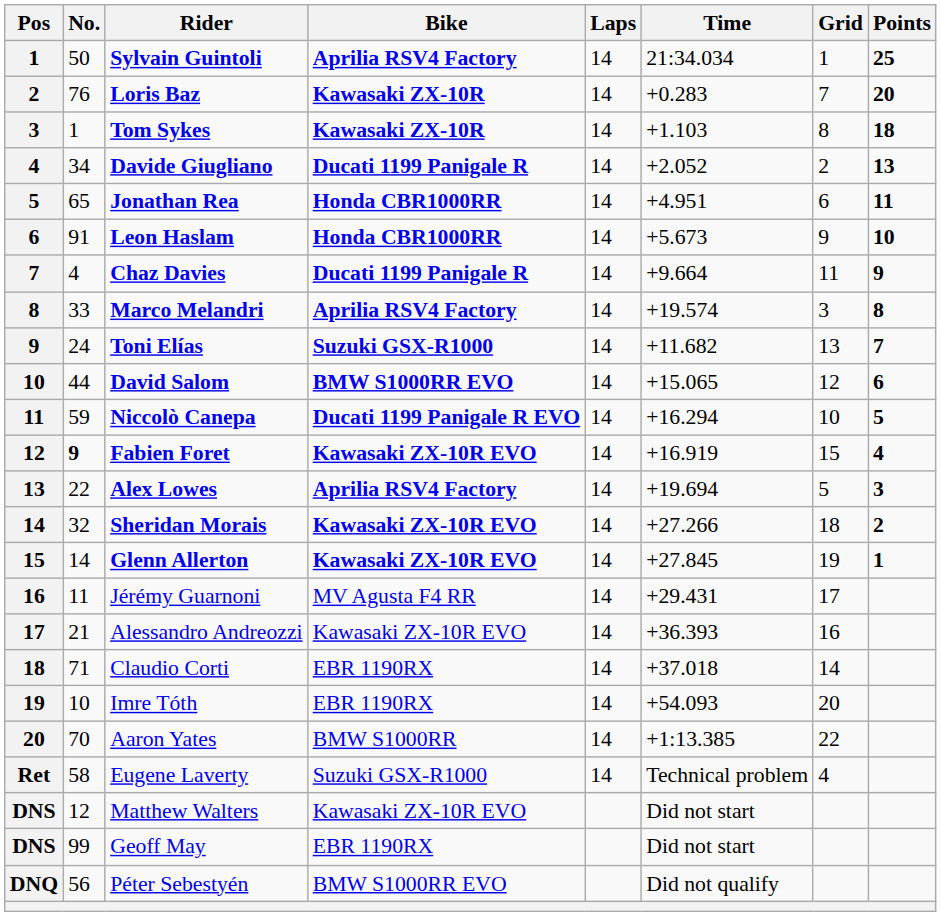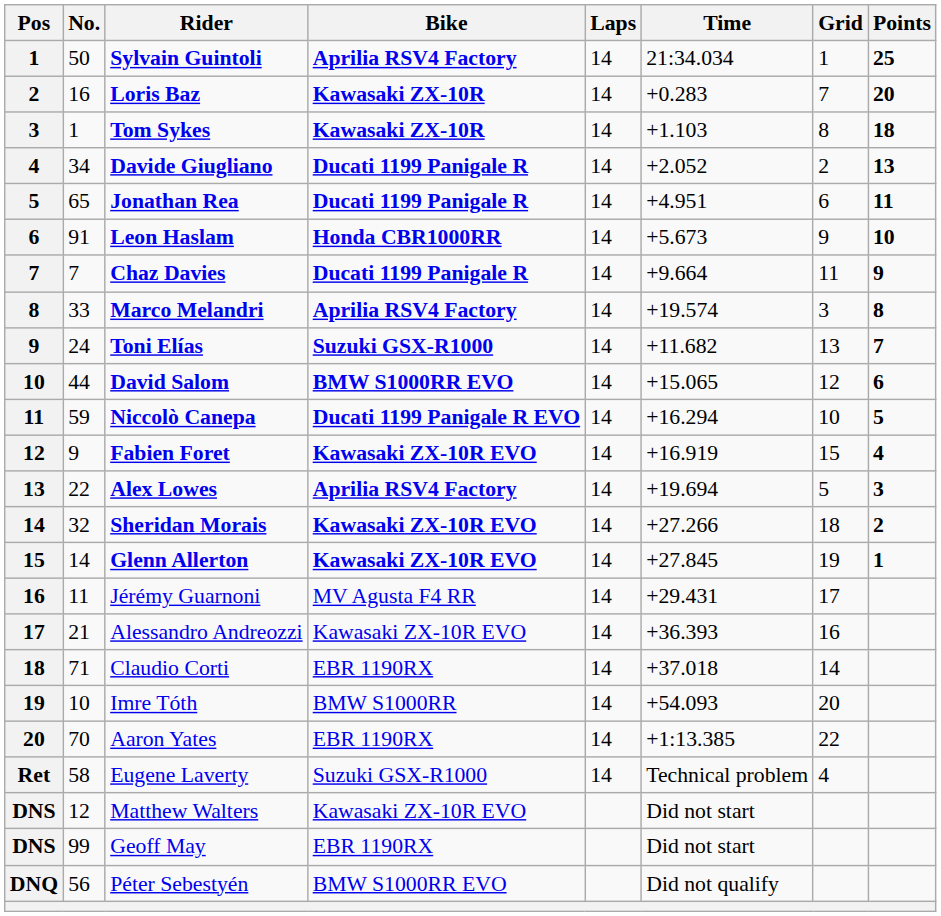(79, 94) 76 -> (79, 94) 16
(407, 201) Honda CBR1000RR -> (420, 201) Ducati 1199 Panigale R
(74, 273) 4 -> (74, 273) 7
(74, 452) bold -> (74, 452) normal
(373, 703) EBR 1190RX -> (385, 703) BMW S1000RR
(385, 739) BMW S1000RR -> (373, 739) EBR 1190RX
